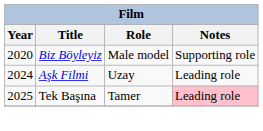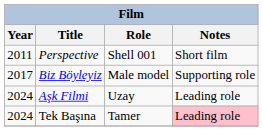+ row: (69, 55)
(20, 55) 2020 -> (20, 75) 2017
(20, 95) 2025 -> (20, 116) 2024
